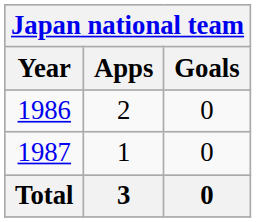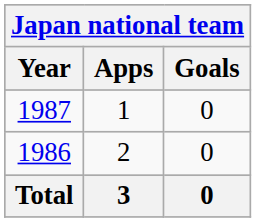rows swapped: (44, 110) <-> (44, 152)
